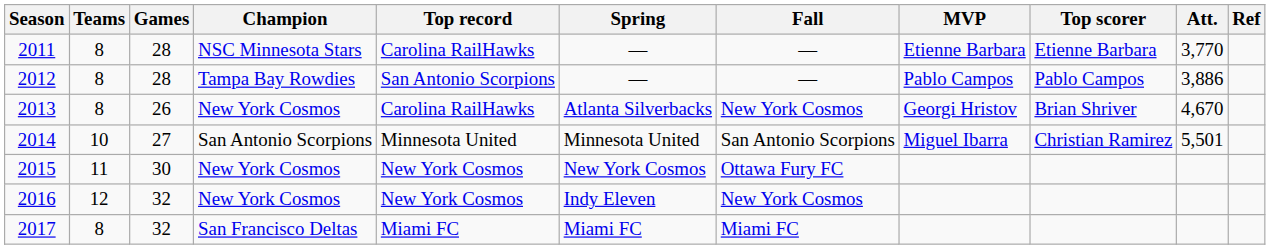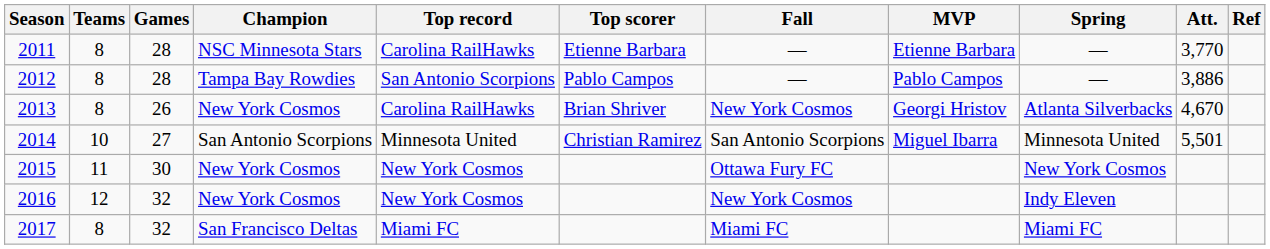columns swapped: (638, 19) <-> (1103, 19)
